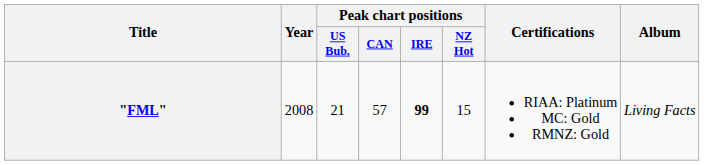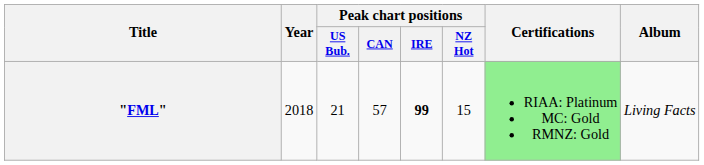(299, 110) 2008 -> (299, 110) 2018
(553, 119) no background -> (553, 119) lightgreen background
